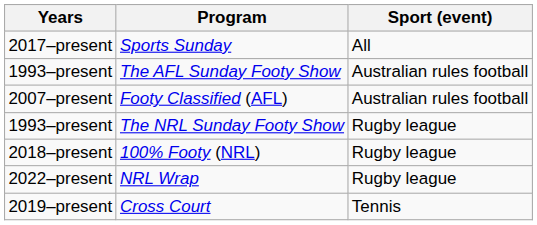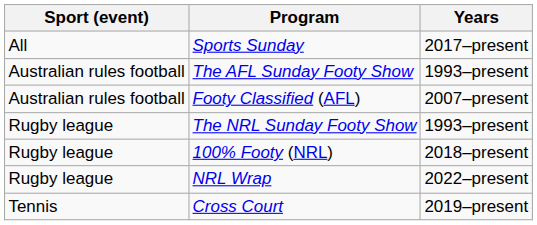columns swapped: (440, 17) <-> (60, 17)
